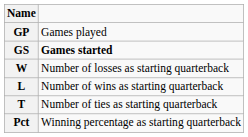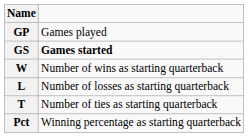(135, 68) Number of losses as starting quarterback -> (132, 68) Number of wins as starting quarterback
(132, 86) Number of wins as starting quarterback -> (135, 86) Number of losses as starting quarterback
